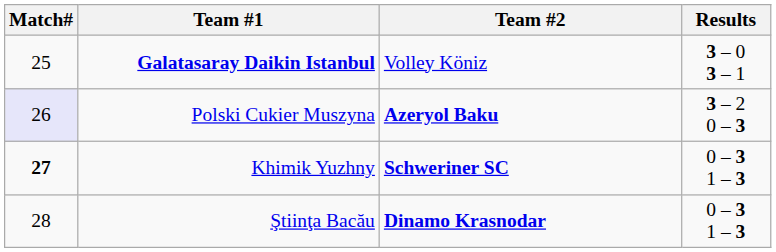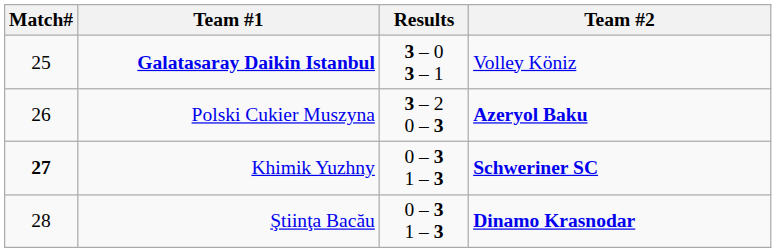columns swapped: (726, 19) <-> (530, 19)
(41, 114) lavender background -> (41, 114) no background
